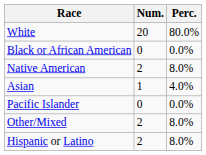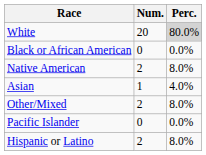(184, 31) no background -> (184, 31) lightgrey background
rows swapped: (43, 104) <-> (37, 123)
